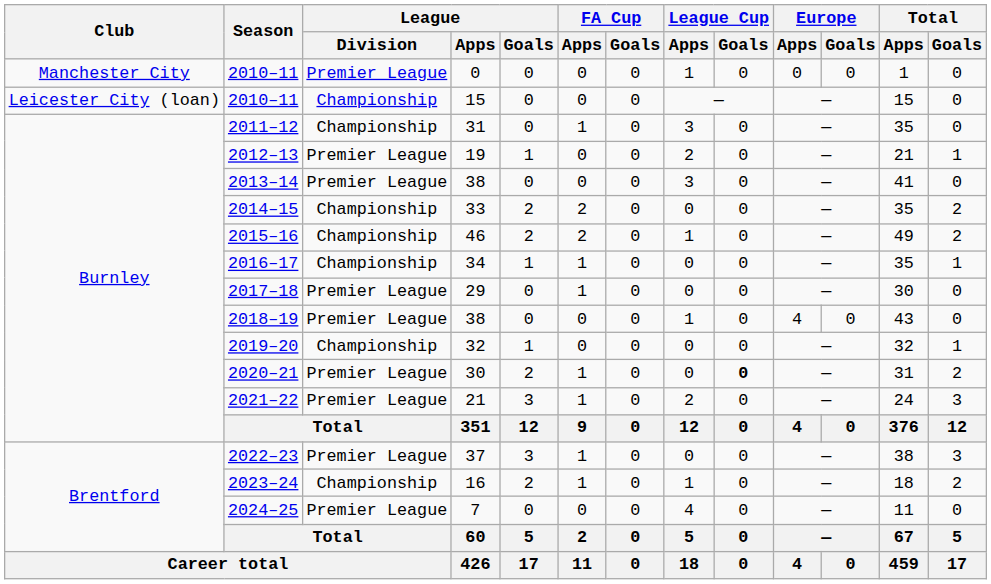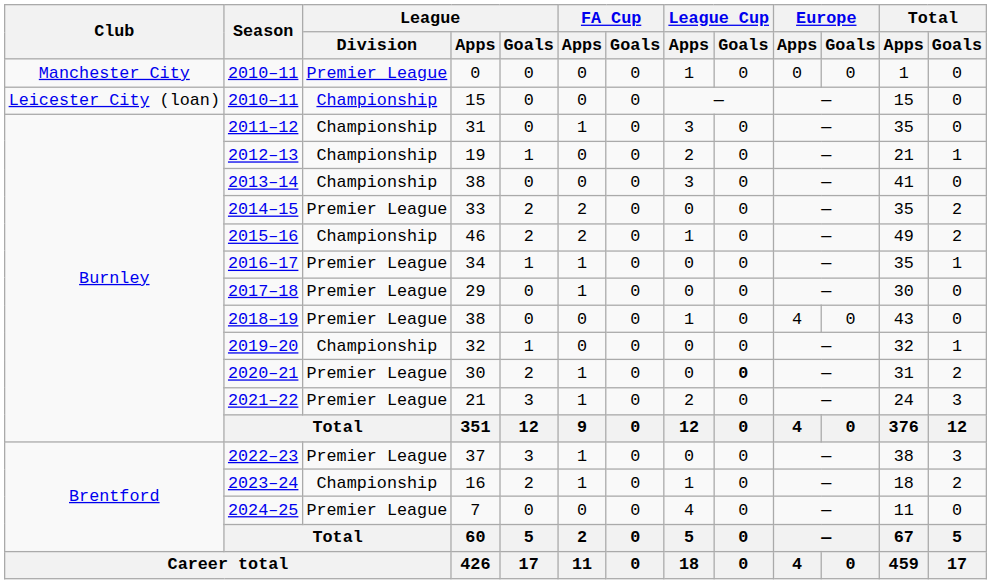(377, 155) Premier League -> (377, 155) Championship
(377, 182) Premier League -> (377, 182) Championship
(377, 210) Championship -> (377, 210) Premier League
(377, 264) Championship -> (377, 264) Premier League
